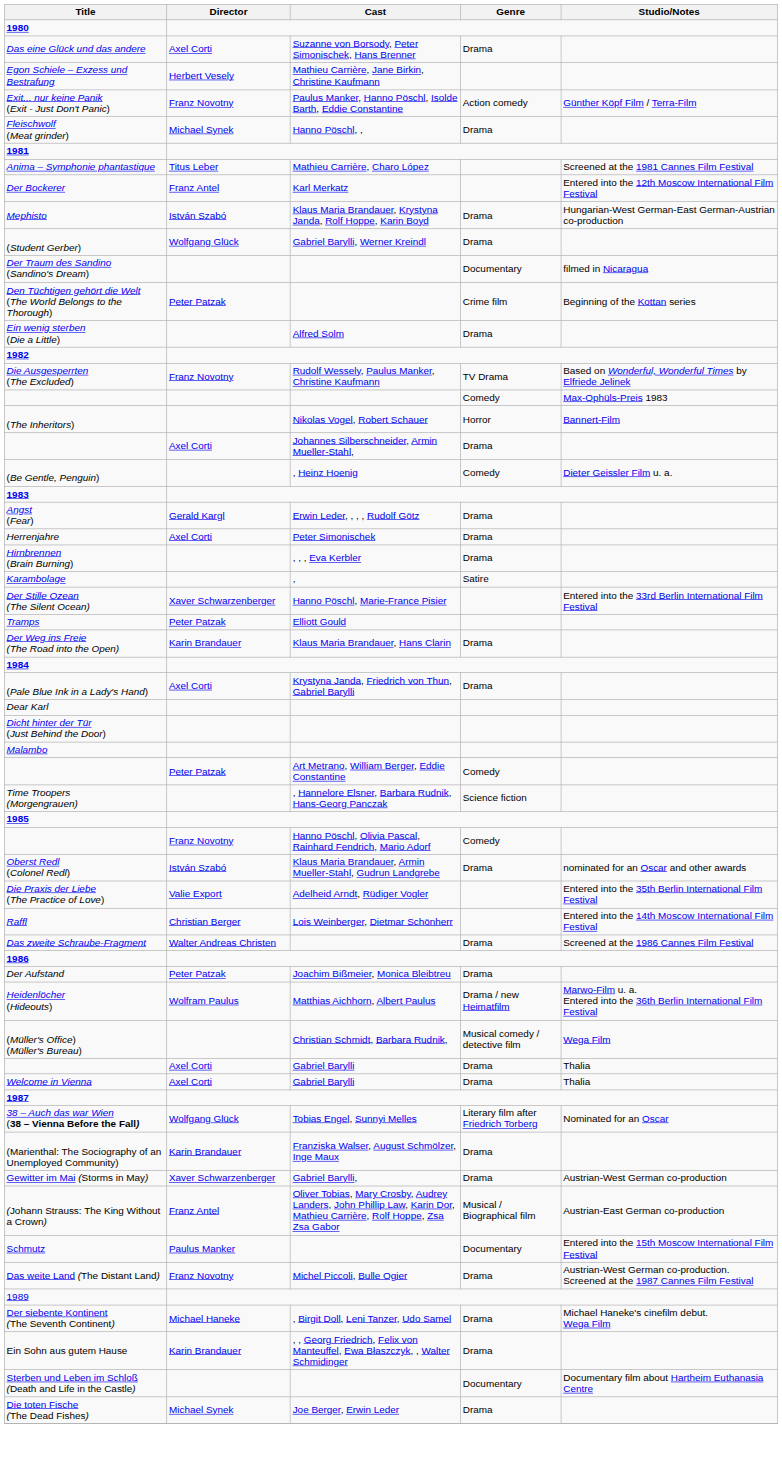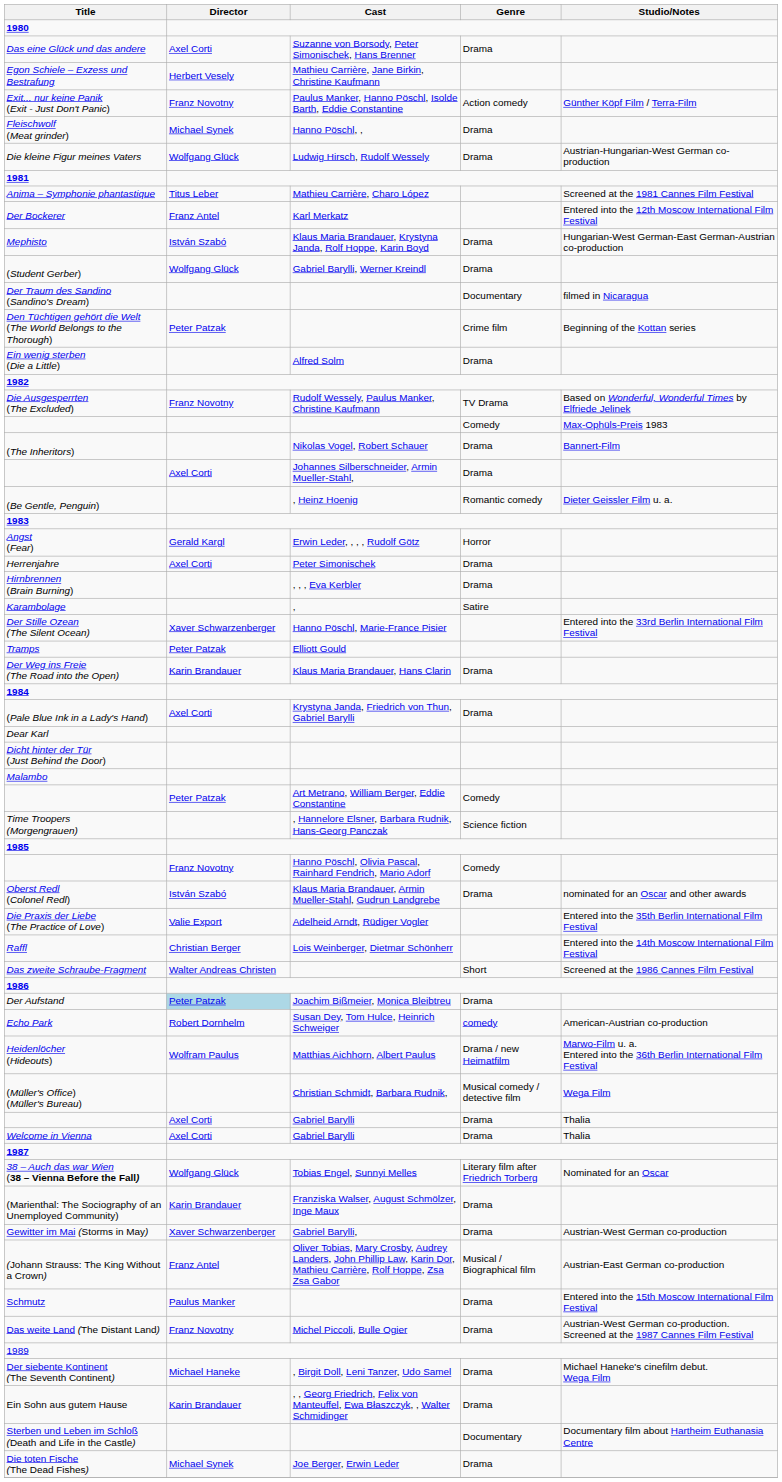+ row: (74, 156)
(477, 419) Horror -> (478, 446) Drama
(481, 473) Comedy -> (502, 499) Romantic comedy
(478, 515) Drama -> (477, 542) Horror
(478, 942) Drama -> (475, 969) Short
(197, 974) no background -> (197, 1001) lightblue background
+ row: (29, 1022)
(492, 1248) Documentary -> (478, 1302) Drama
